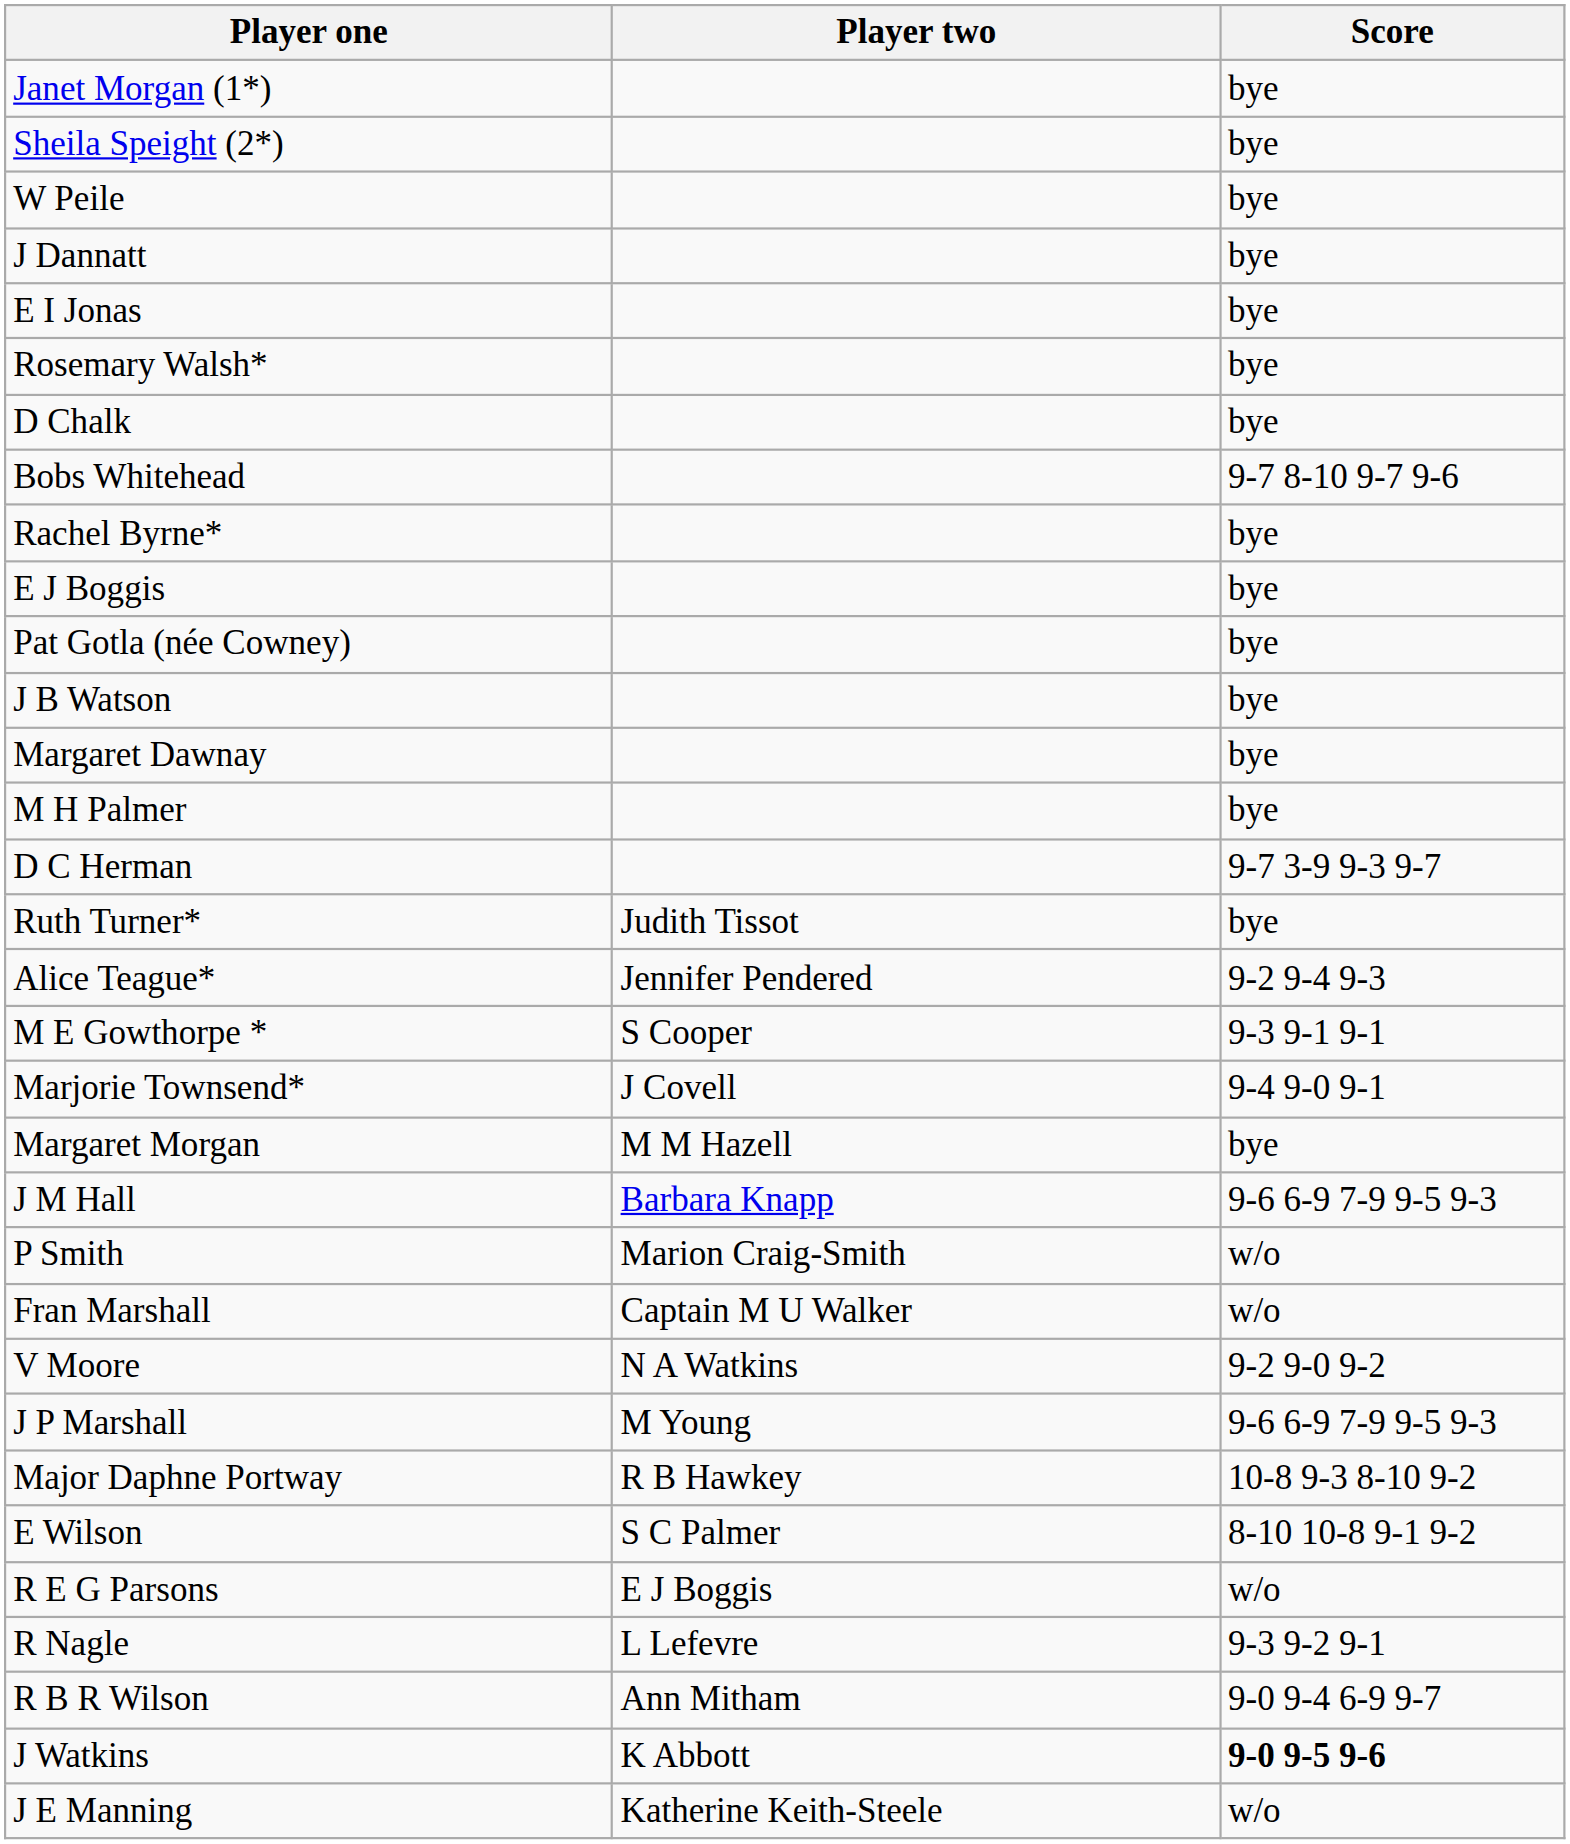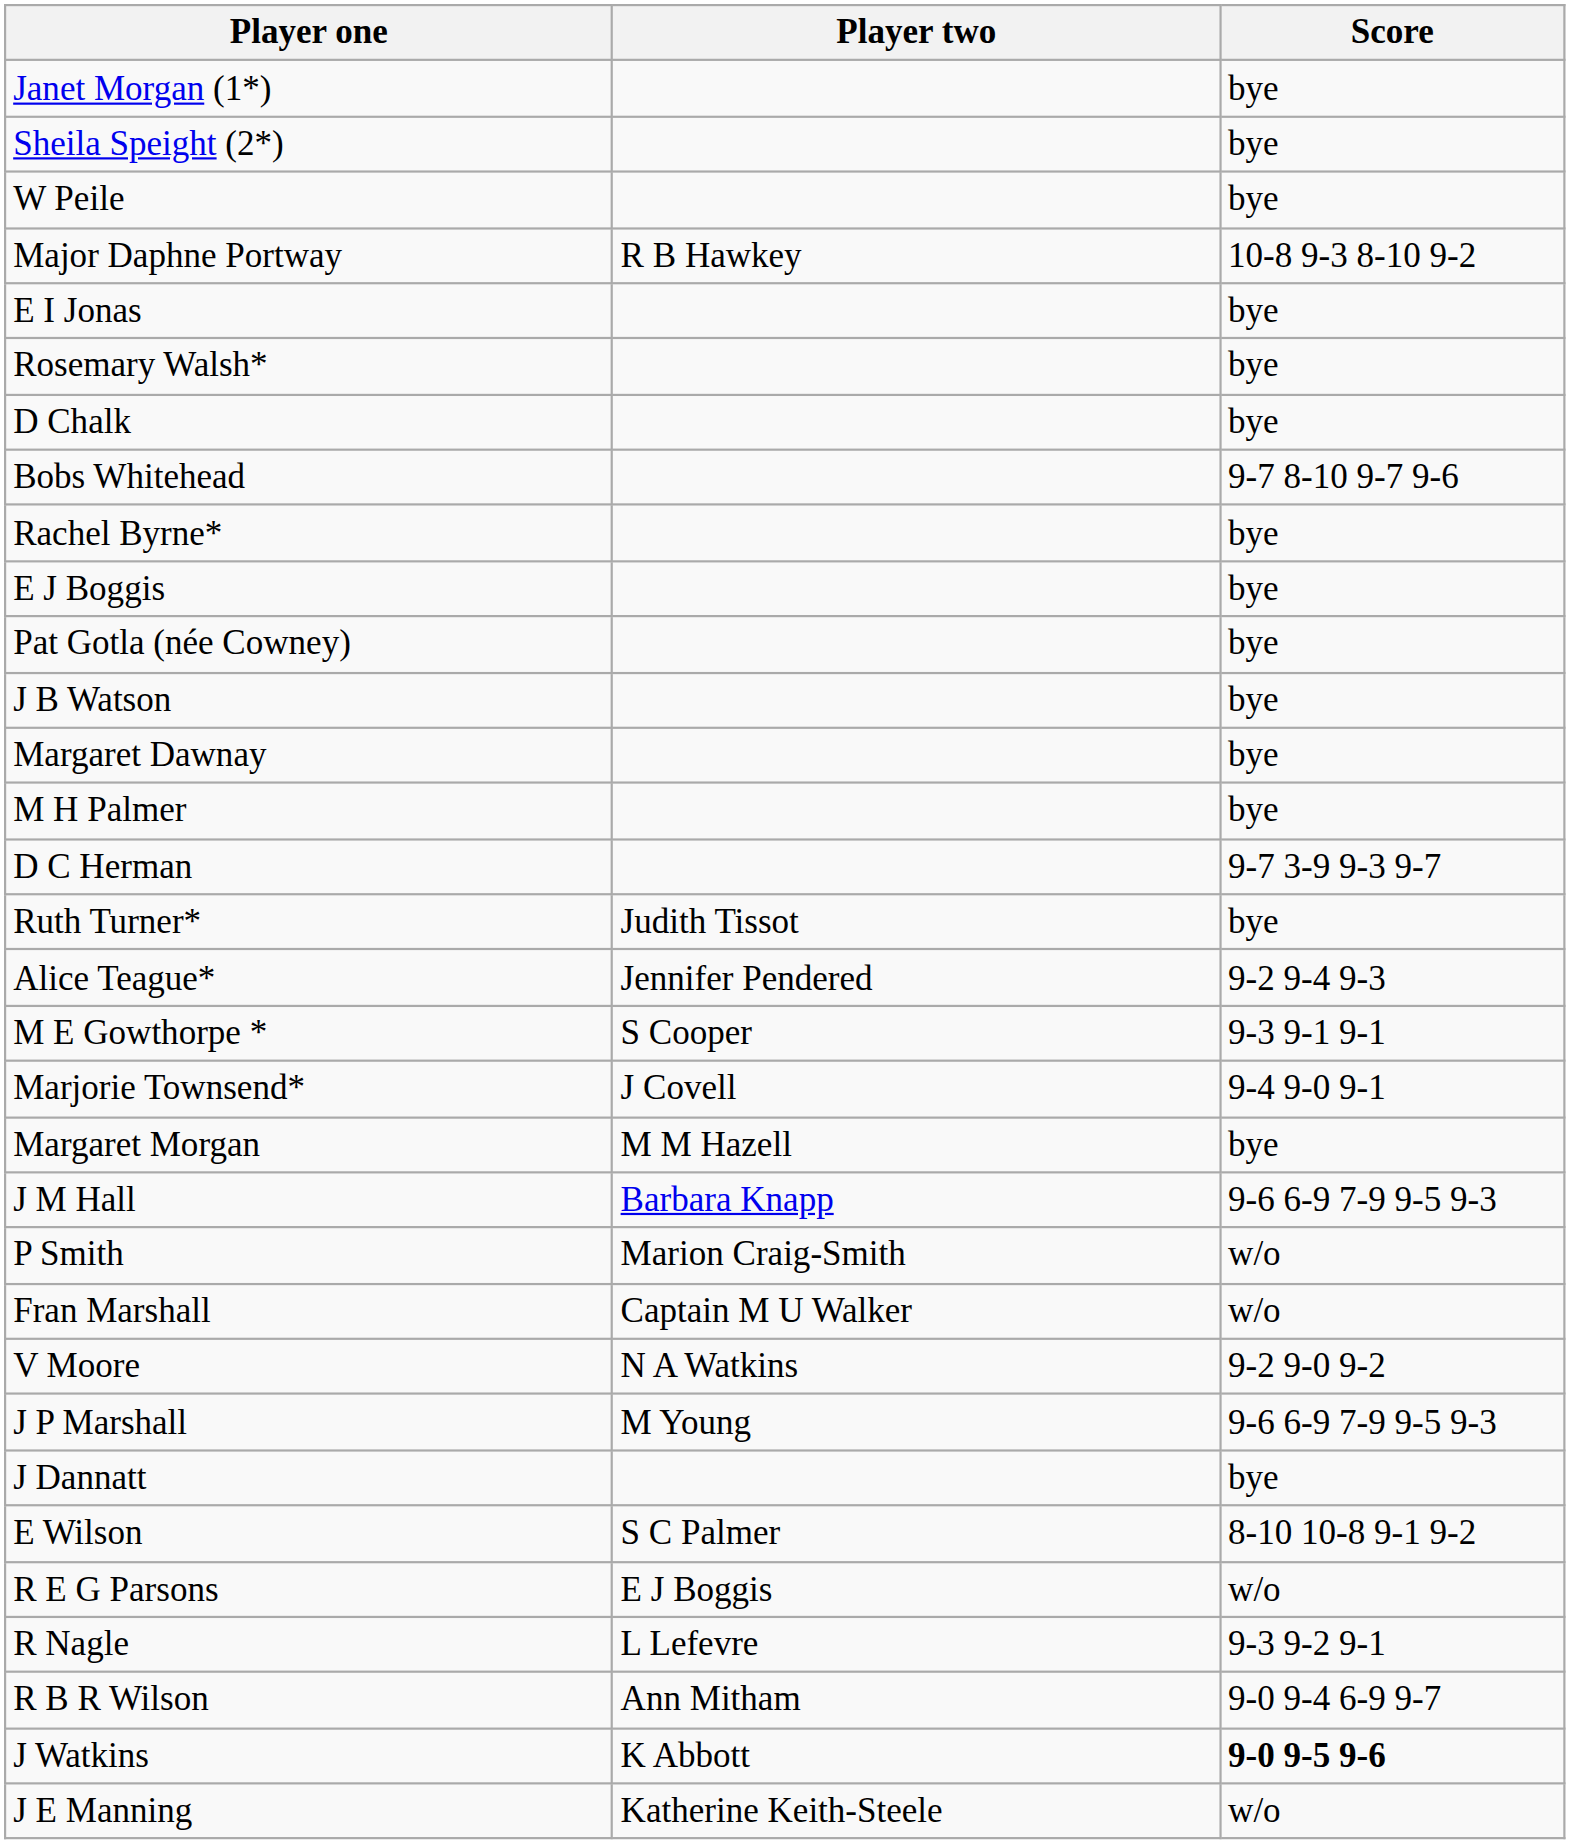rows swapped: (80, 254) <-> (178, 1477)
